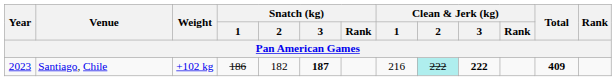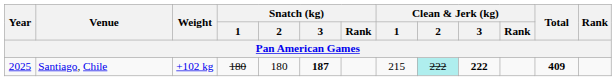(20, 66) 2023 -> (20, 66) 2025
(238, 66) 186 -> (238, 66) 180
(279, 66) 182 -> (279, 66) 180
(397, 66) 216 -> (397, 66) 215
